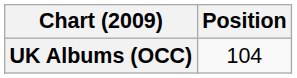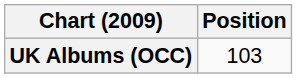(244, 55) 104 -> (244, 55) 103
